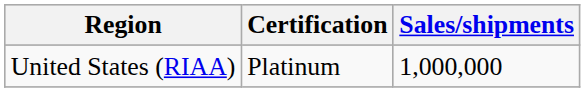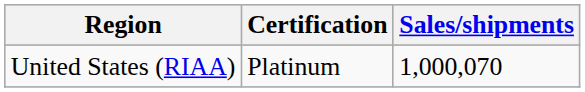(451, 65) 1,000,000 -> (451, 65) 1,000,070
